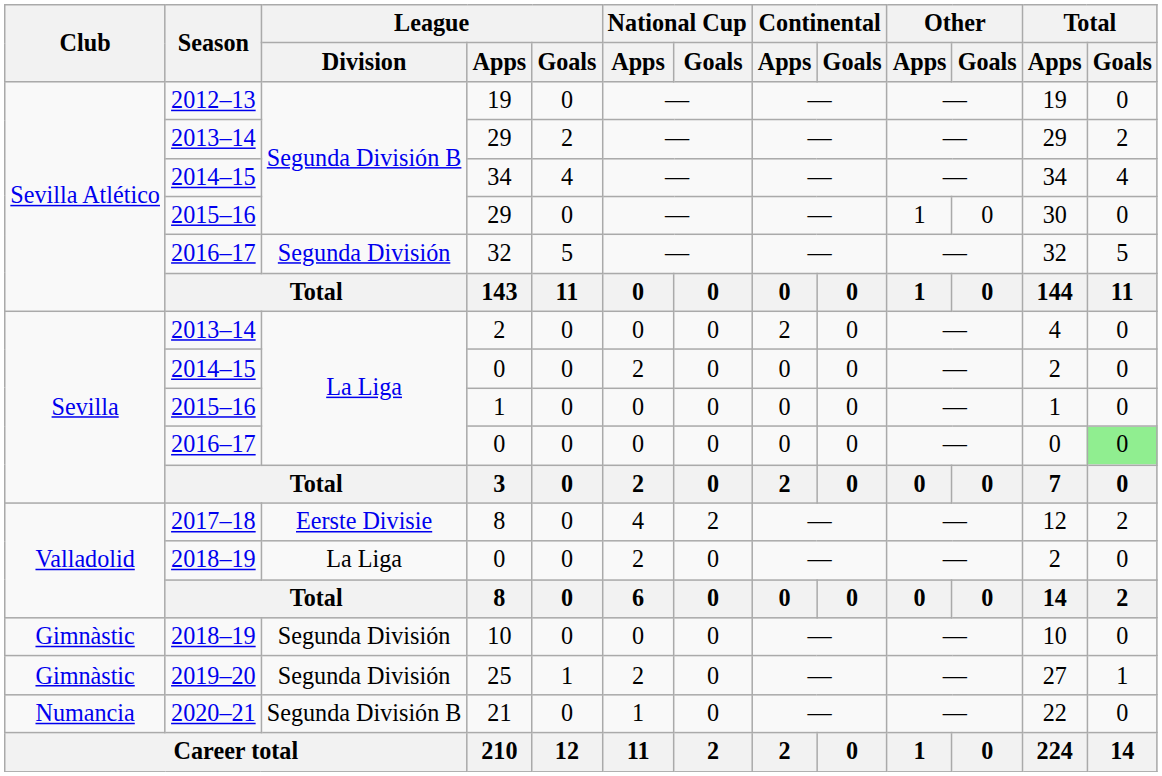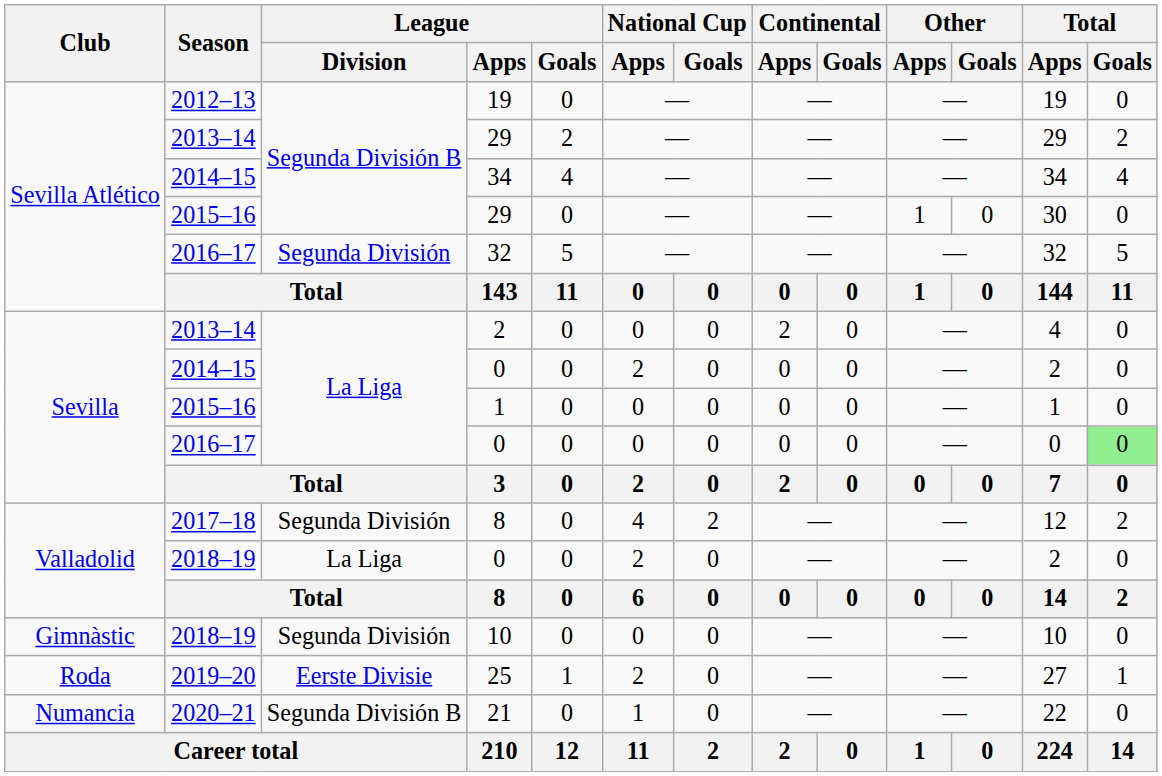(364, 521) Eerste Divisie -> (364, 521) Segunda División
(85, 675) Gimnàstic -> (85, 675) Roda
(364, 675) Segunda División -> (364, 675) Eerste Divisie
